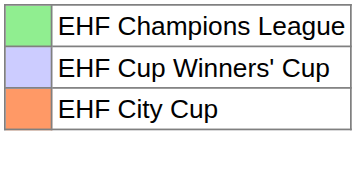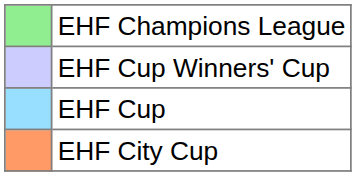+ row: (112, 109)
